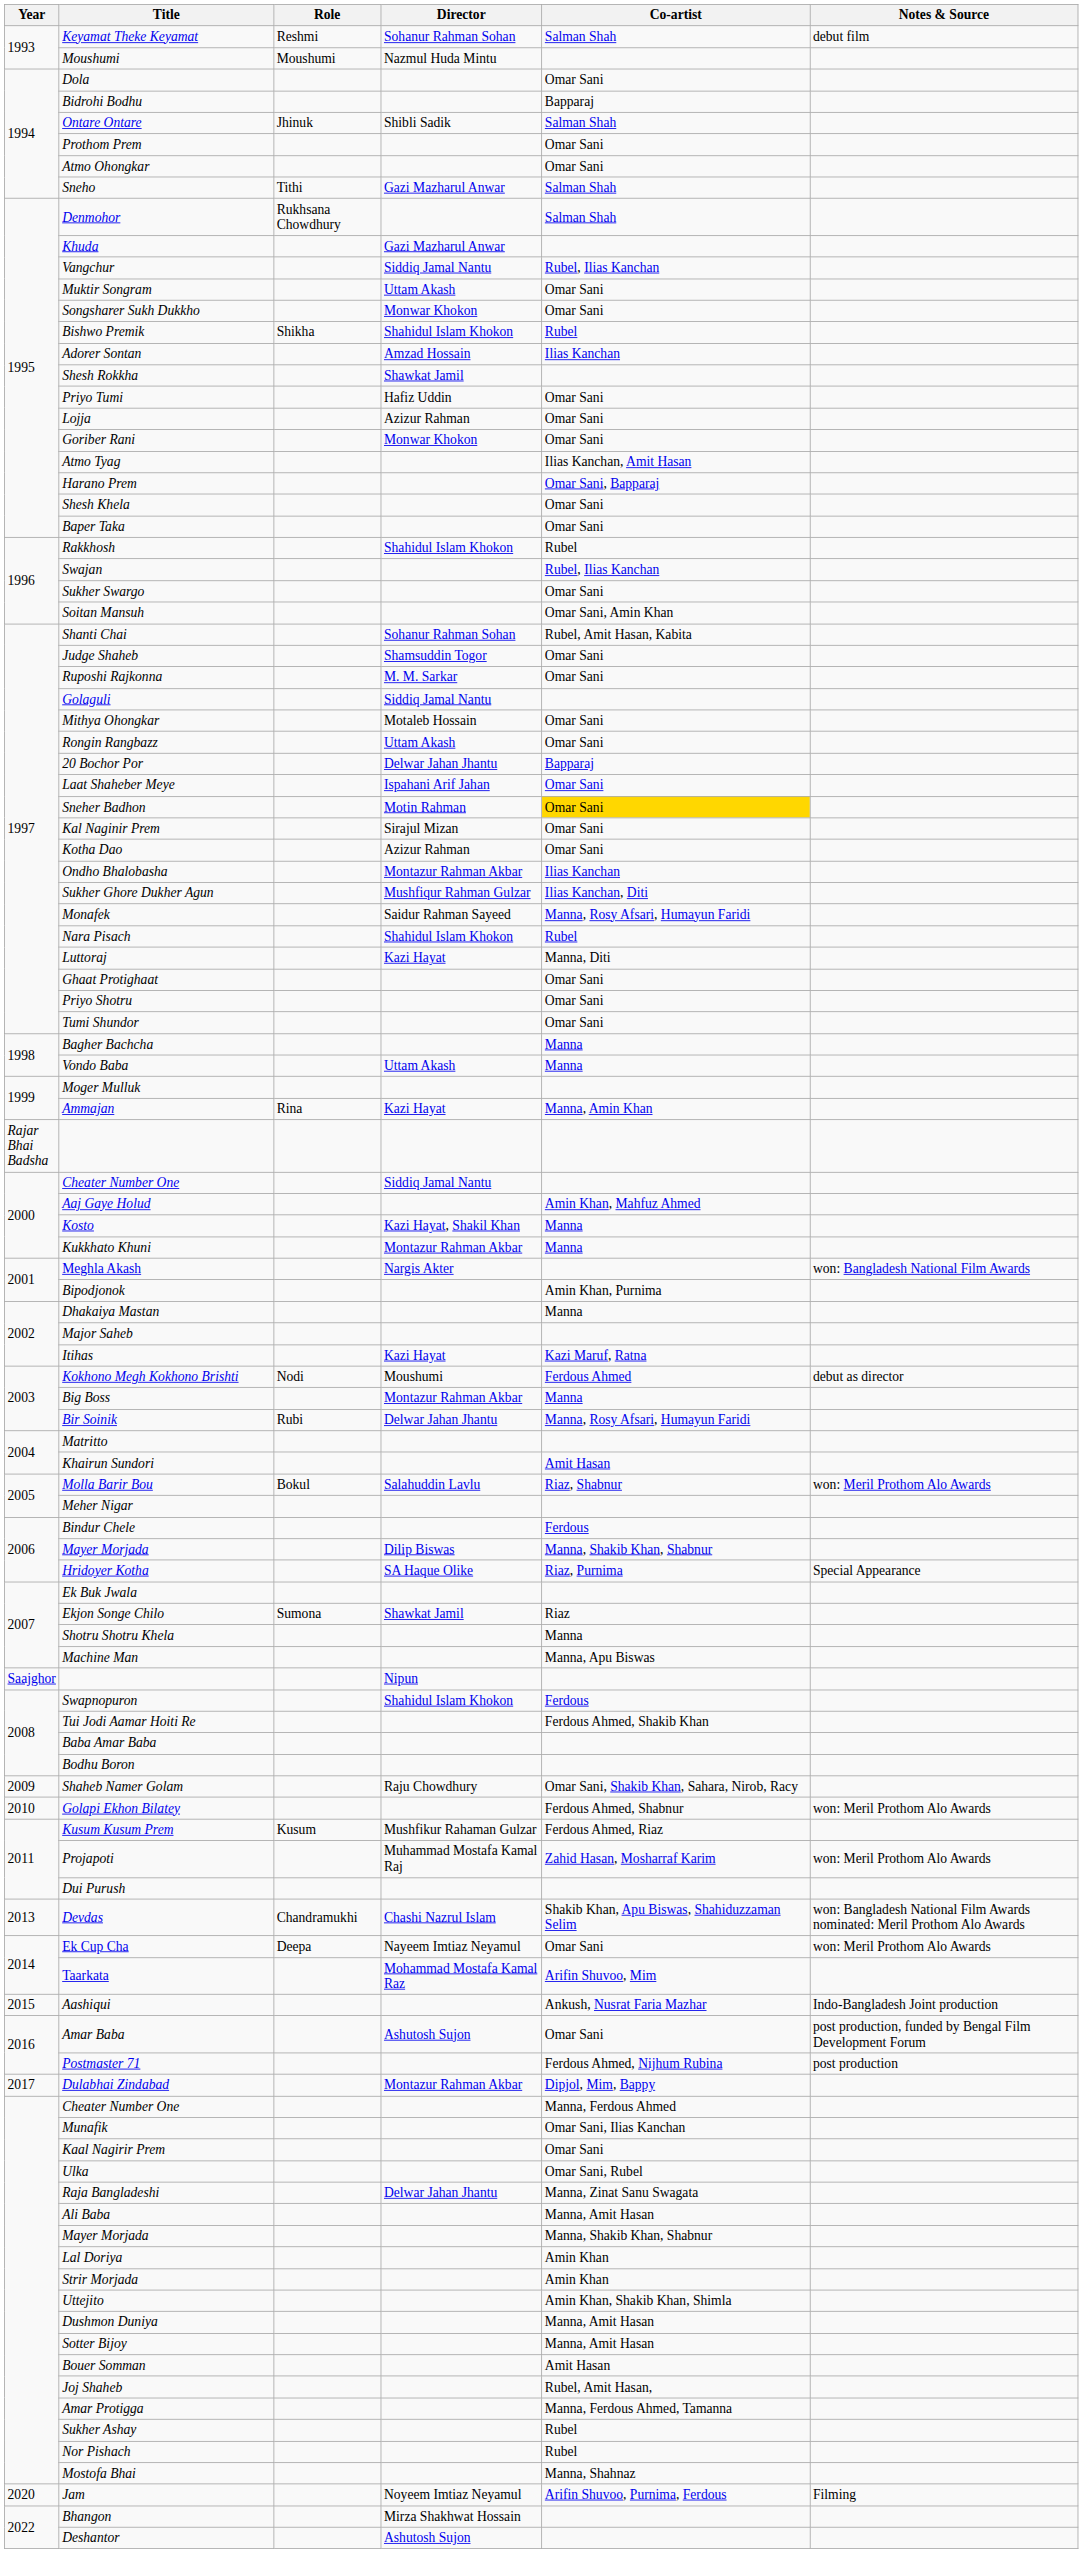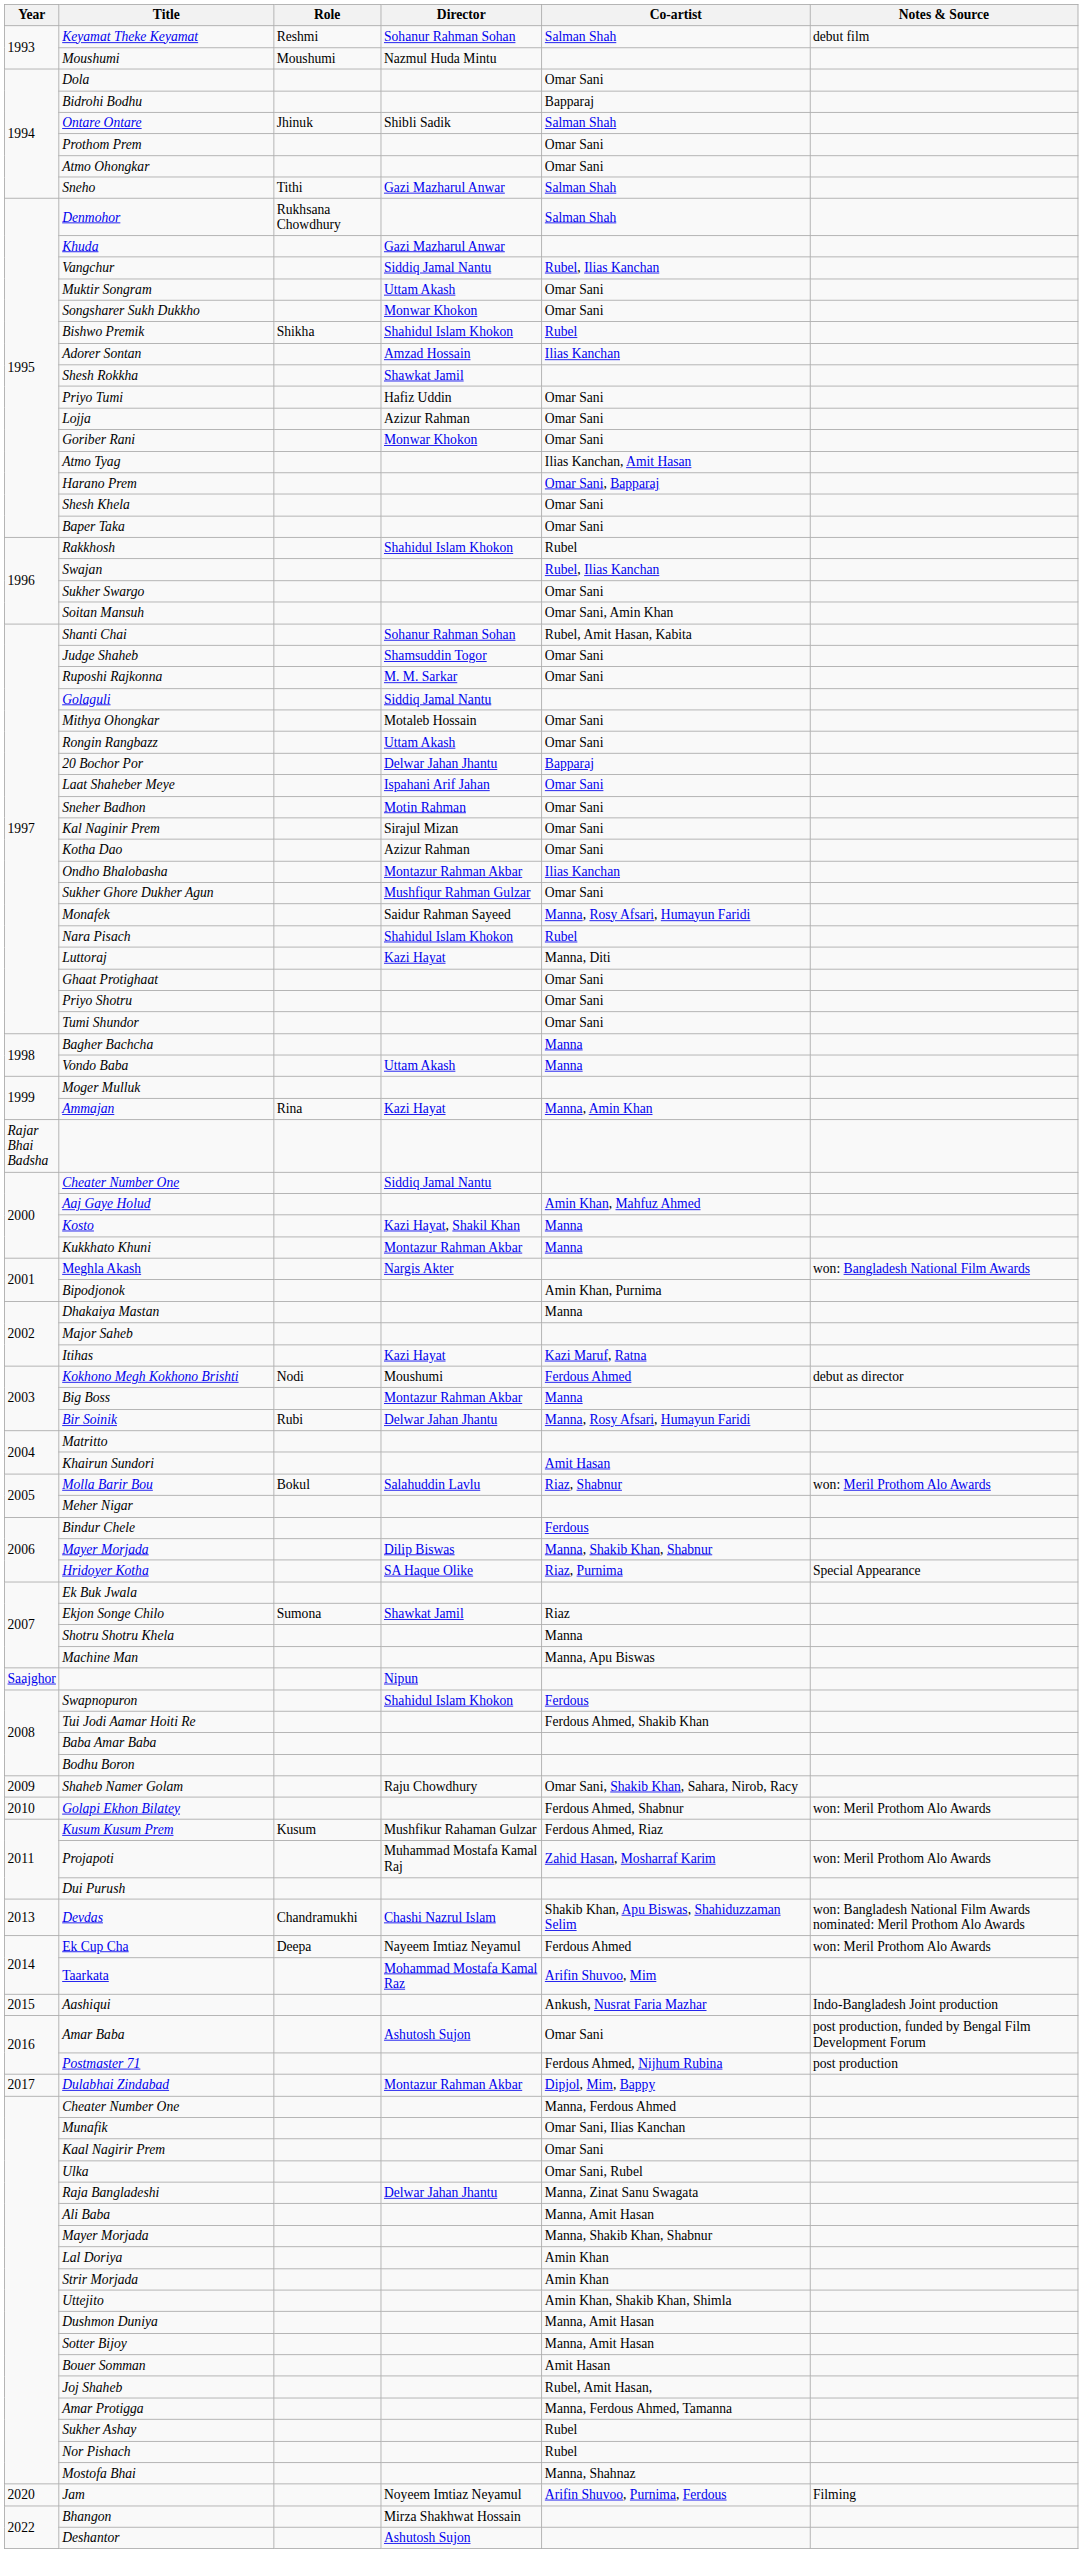(574, 807) gold background -> (574, 807) no background
(596, 893) Ilias Kanchan, Diti -> (574, 893) Omar Sani
(574, 1946) Omar Sani -> (588, 1946) Ferdous Ahmed
